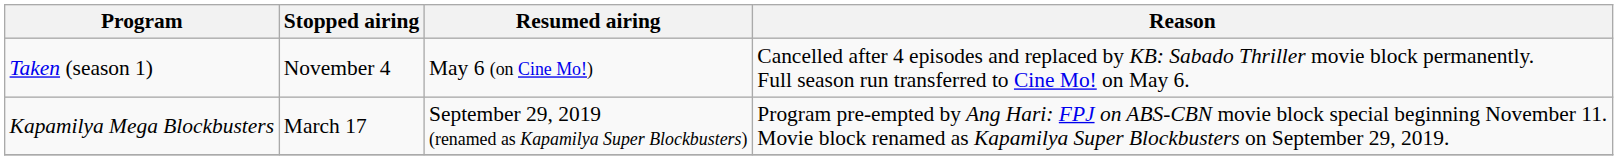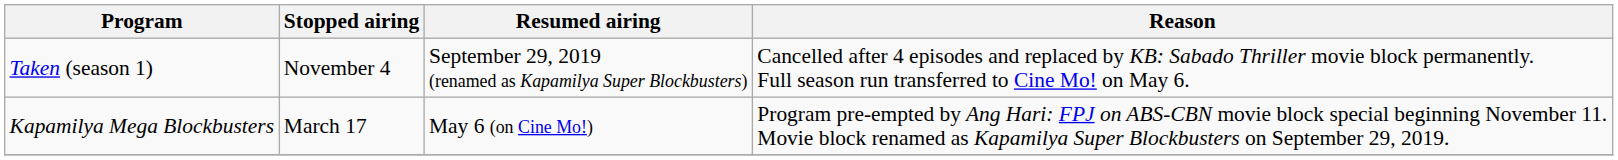(511, 67) May 6 (on Cine Mo!) -> (588, 67) September 29, 2019 (renamed as Kapamilya Super Blockbusters)
(588, 125) September 29, 2019 (renamed as Kapamilya Super Blockbusters) -> (511, 125) May 6 (on Cine Mo!)
